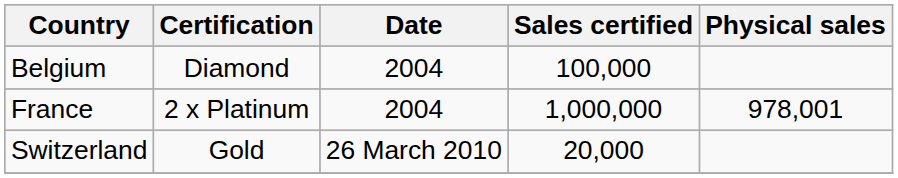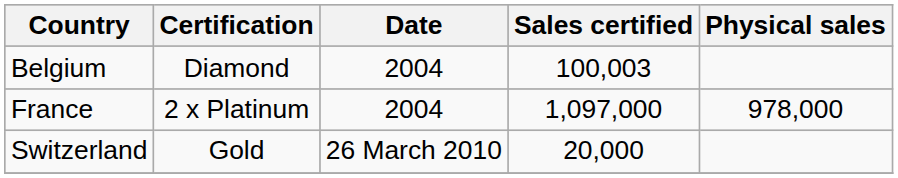(604, 67) 100,000 -> (604, 67) 100,003
(604, 109) 1,000,000 -> (604, 109) 1,097,000
(795, 109) 978,001 -> (795, 109) 978,000
